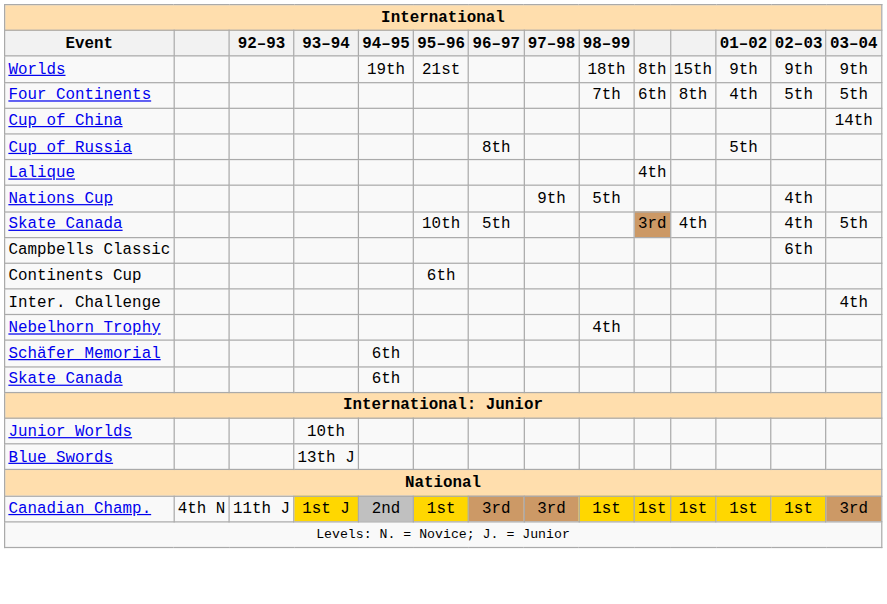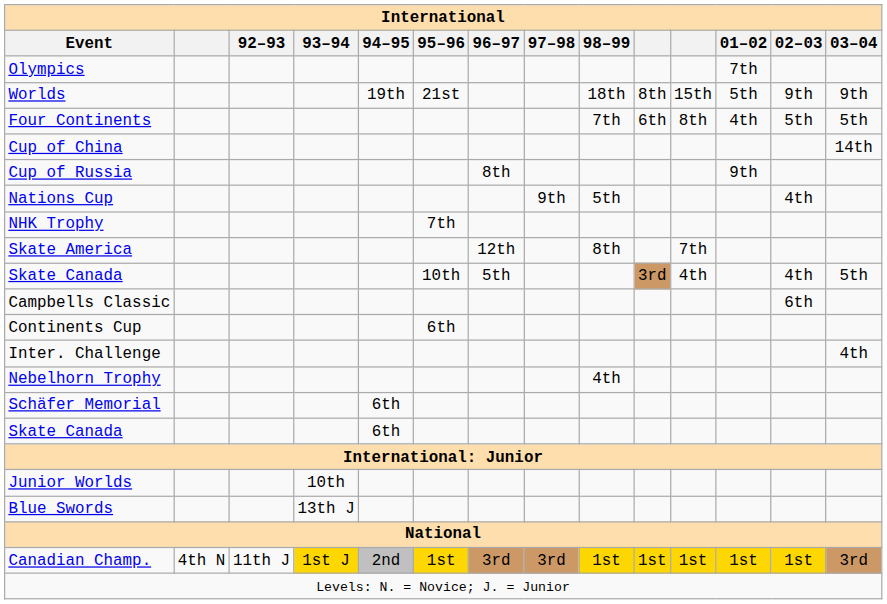+ row: (46, 69)
(743, 69) 9th -> (743, 95) 5th
(743, 147) 5th -> (743, 173) 9th
- row: (42, 173)
+ row: (56, 224)
+ row: (70, 250)
